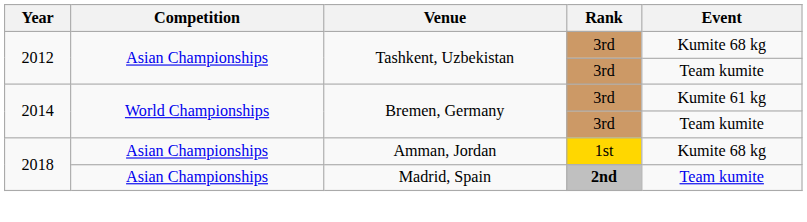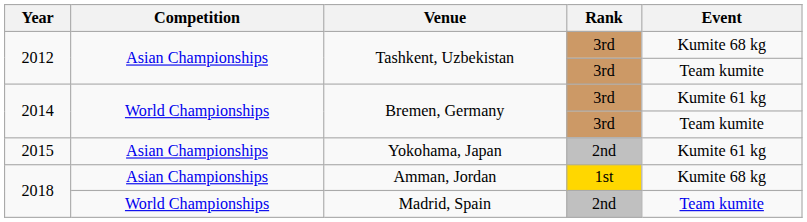+ row: (38, 151)
(197, 177) Asian Championships -> (197, 204) World Championships
(604, 177) bold -> (604, 204) normal
